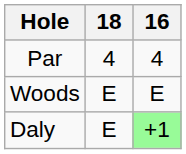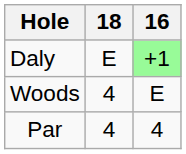rows swapped: (45, 58) <-> (32, 129)
(109, 93) E -> (109, 93) 4
